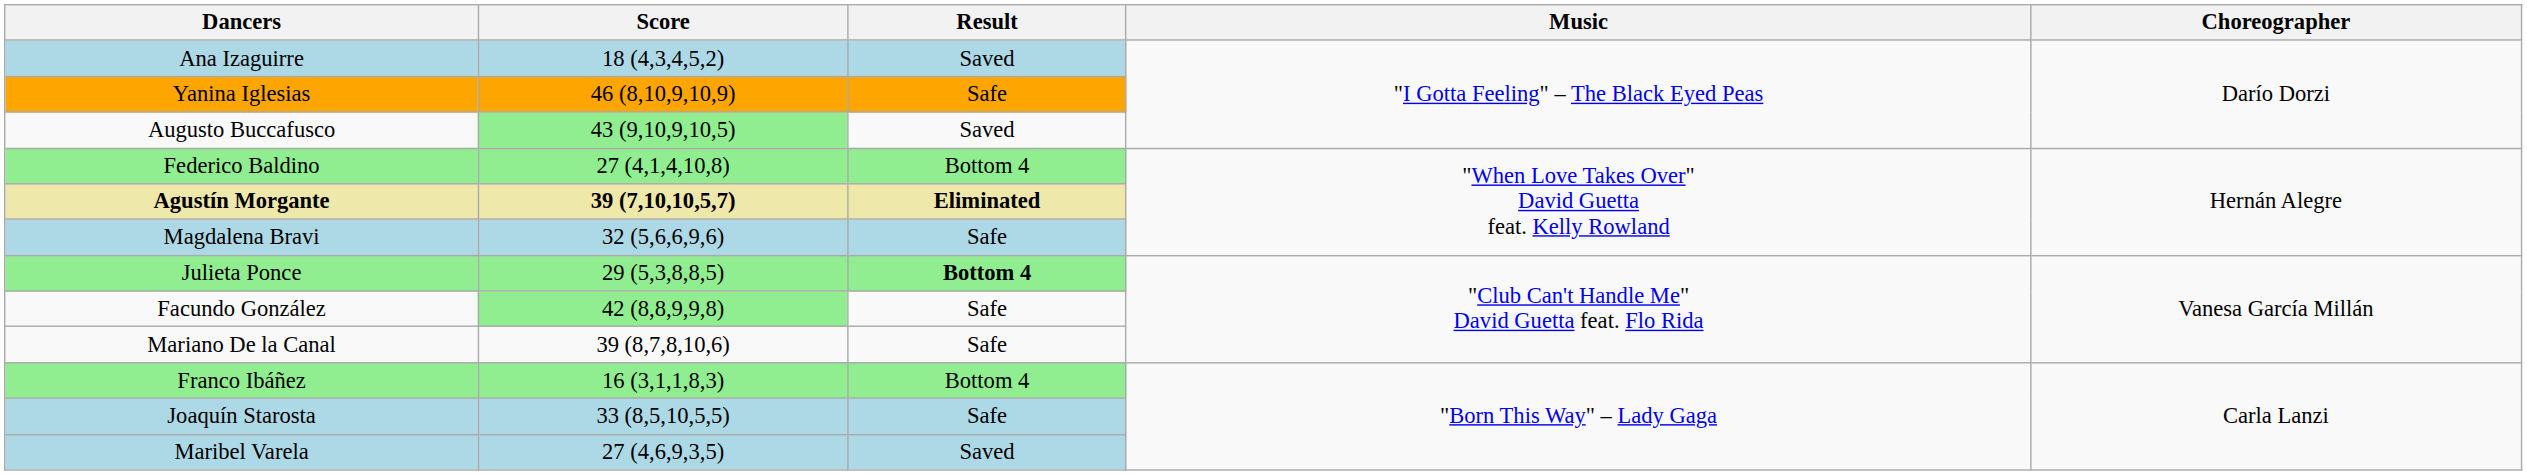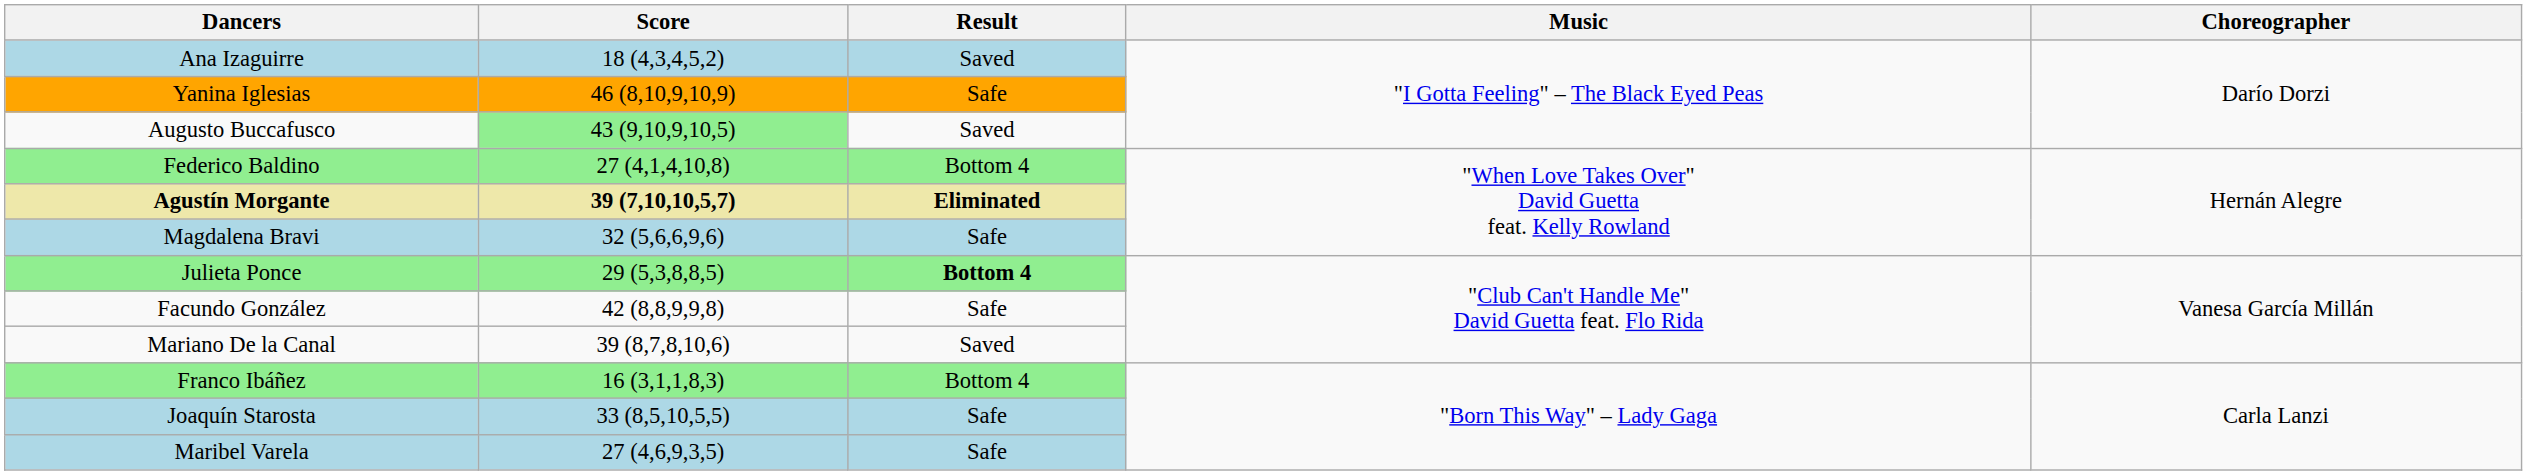(663, 308) lightgreen background -> (663, 308) no background
(987, 344) Safe -> (987, 344) Saved
(987, 451) Saved -> (987, 451) Safe
